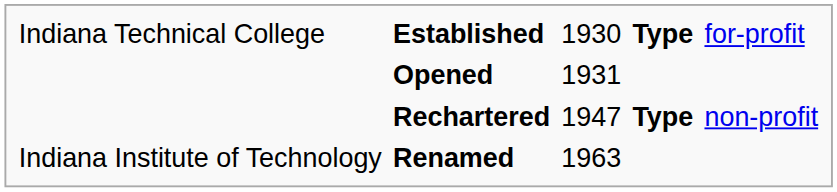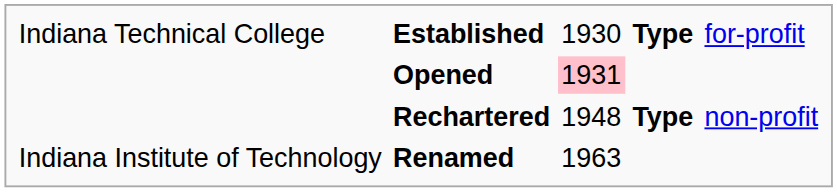(591, 75) no background -> (591, 75) pink background
(591, 116) 1947 -> (591, 116) 1948
